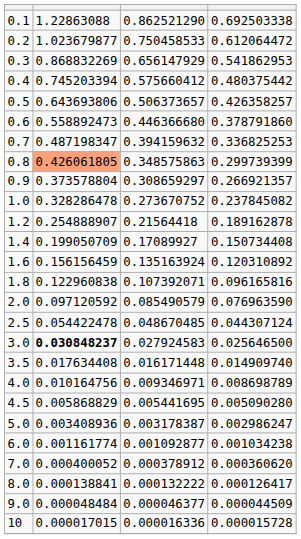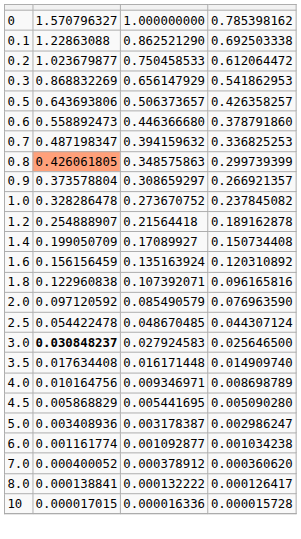+ row: (11, 20)
- row: (19, 81)
- row: (19, 503)
